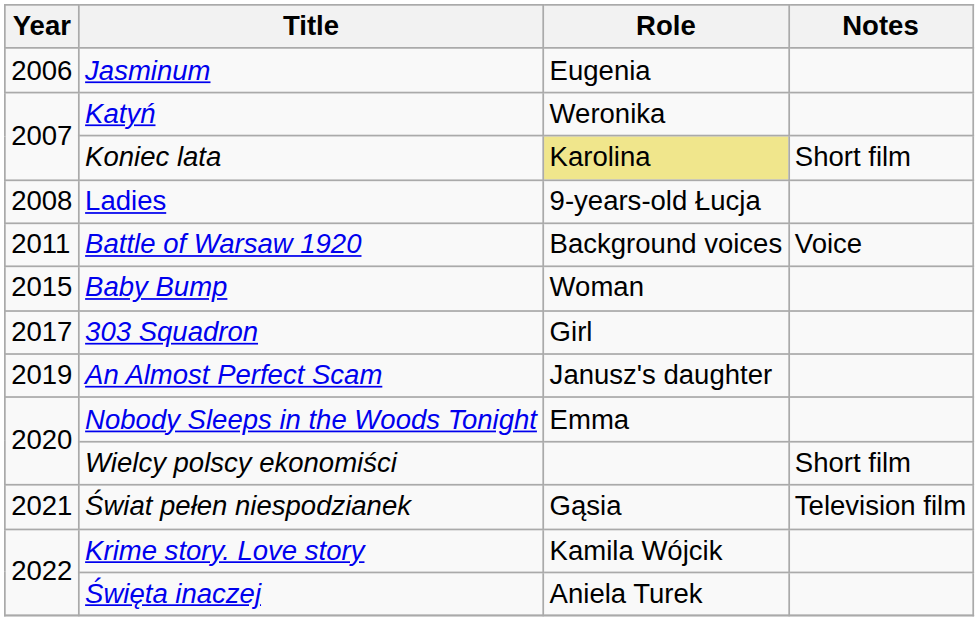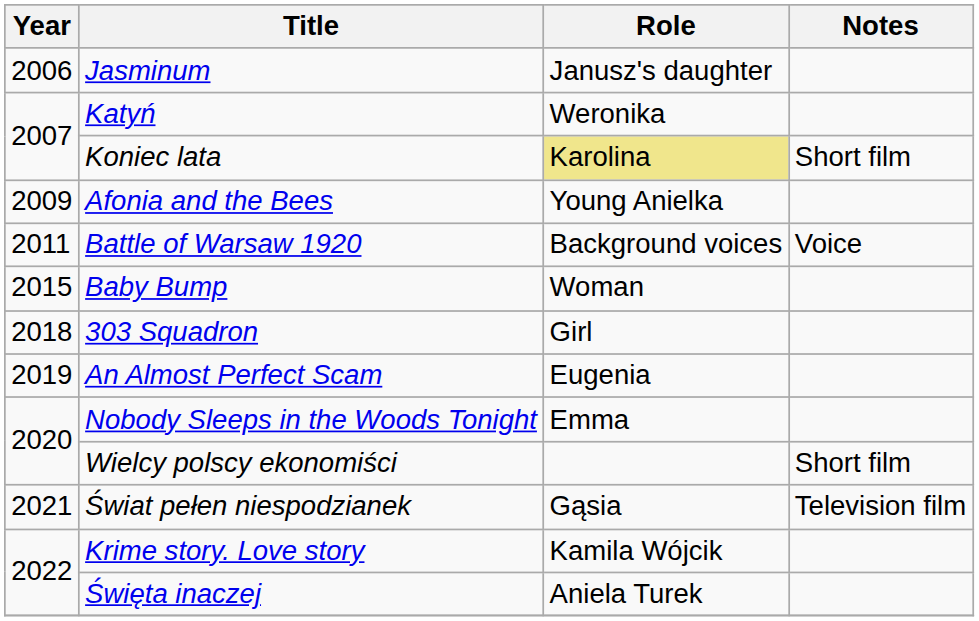(600, 69) Eugenia -> (661, 69) Janusz's daughter
- row: (126, 200)
+ row: (209, 200)
(42, 331) 2017 -> (42, 331) 2018
(661, 375) Janusz's daughter -> (600, 375) Eugenia
